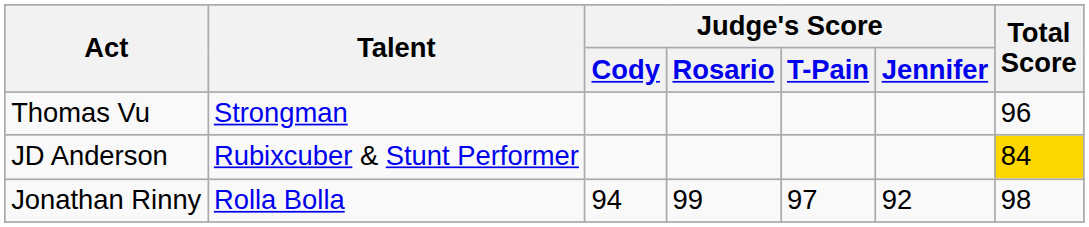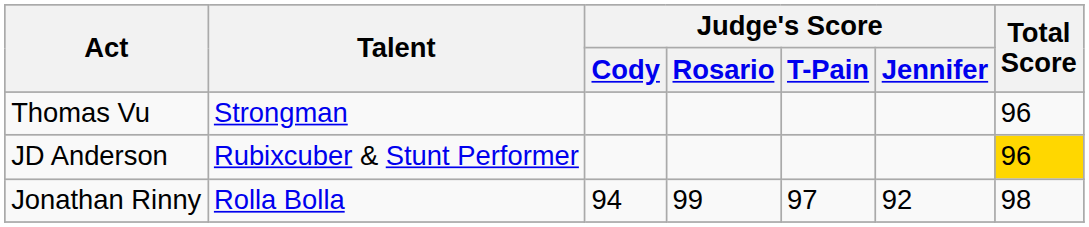(1016, 156) 84 -> (1016, 156) 96
